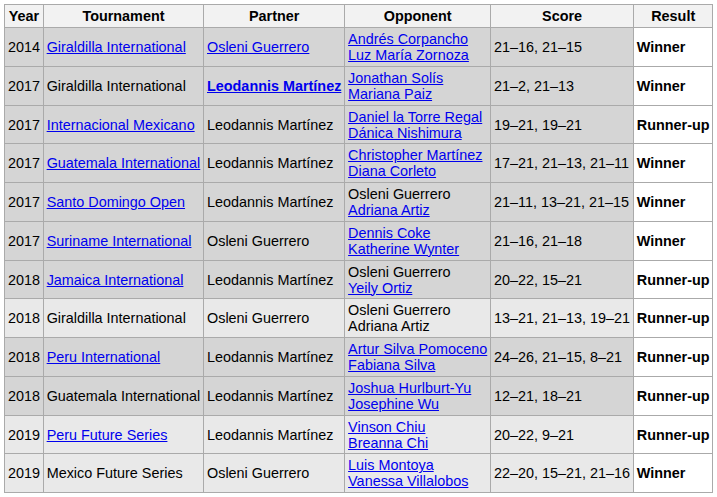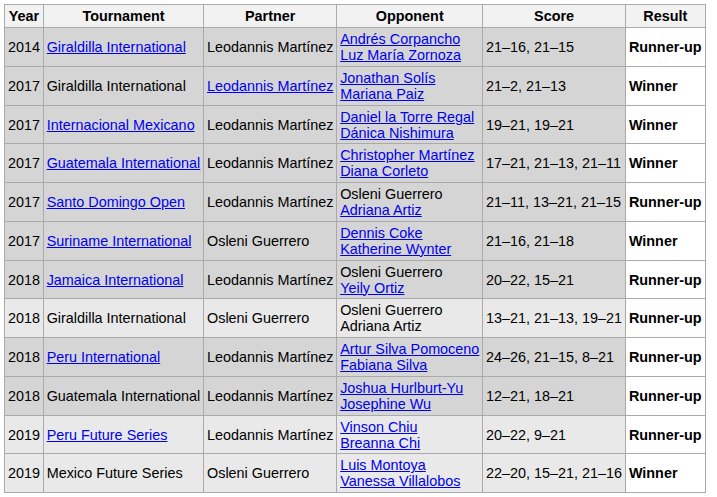(258, 47) Osleni Guerrero -> (270, 47) Leodannis Martínez
(661, 47) Winner -> (665, 47) Runner-up
(274, 86) bold -> (270, 86) normal
(673, 125) Runner-up -> (653, 125) Winner
(661, 202) Winner -> (665, 202) Runner-up
